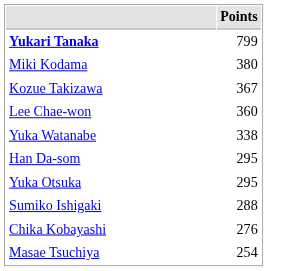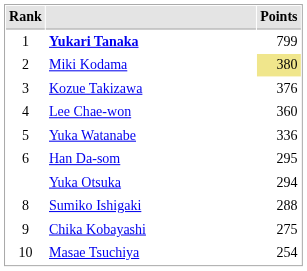+ column: (25, 17)
(247, 65) no background -> (287, 65) khaki background
(247, 88) 367 -> (287, 88) 376
(247, 135) 338 -> (287, 135) 336
(247, 182) 295 -> (287, 182) 294
(247, 229) 276 -> (287, 229) 275
